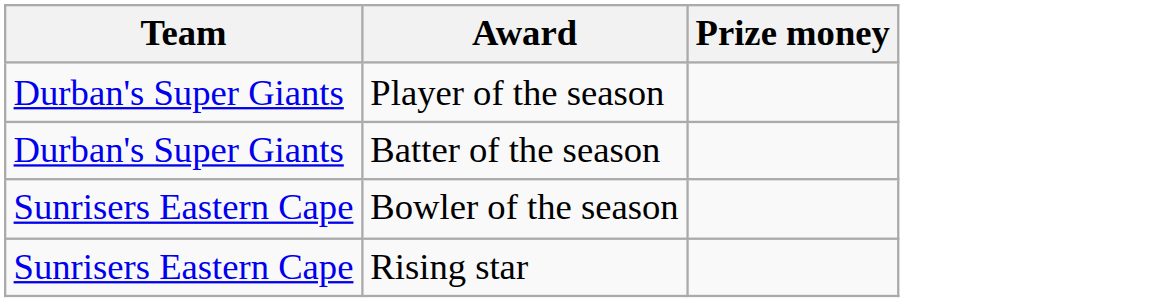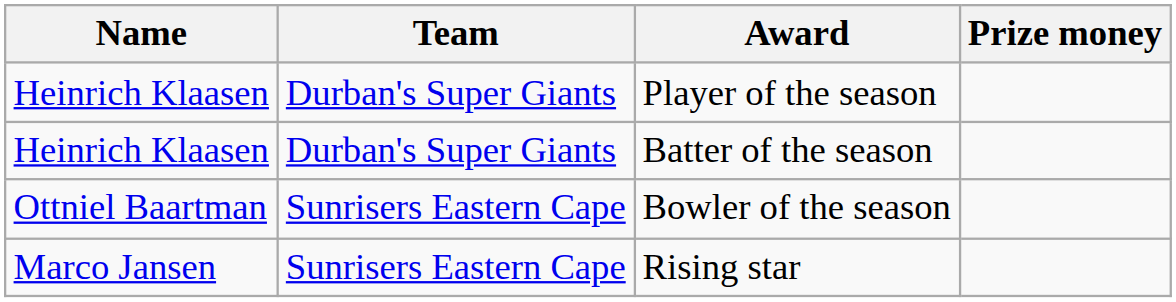+ column: (141, 33)
